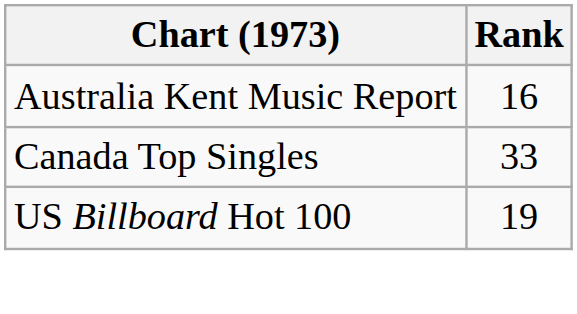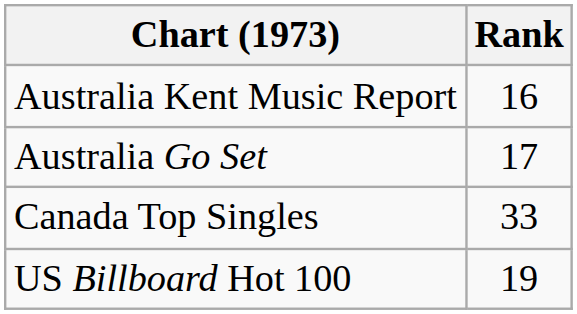+ row: (140, 156)
